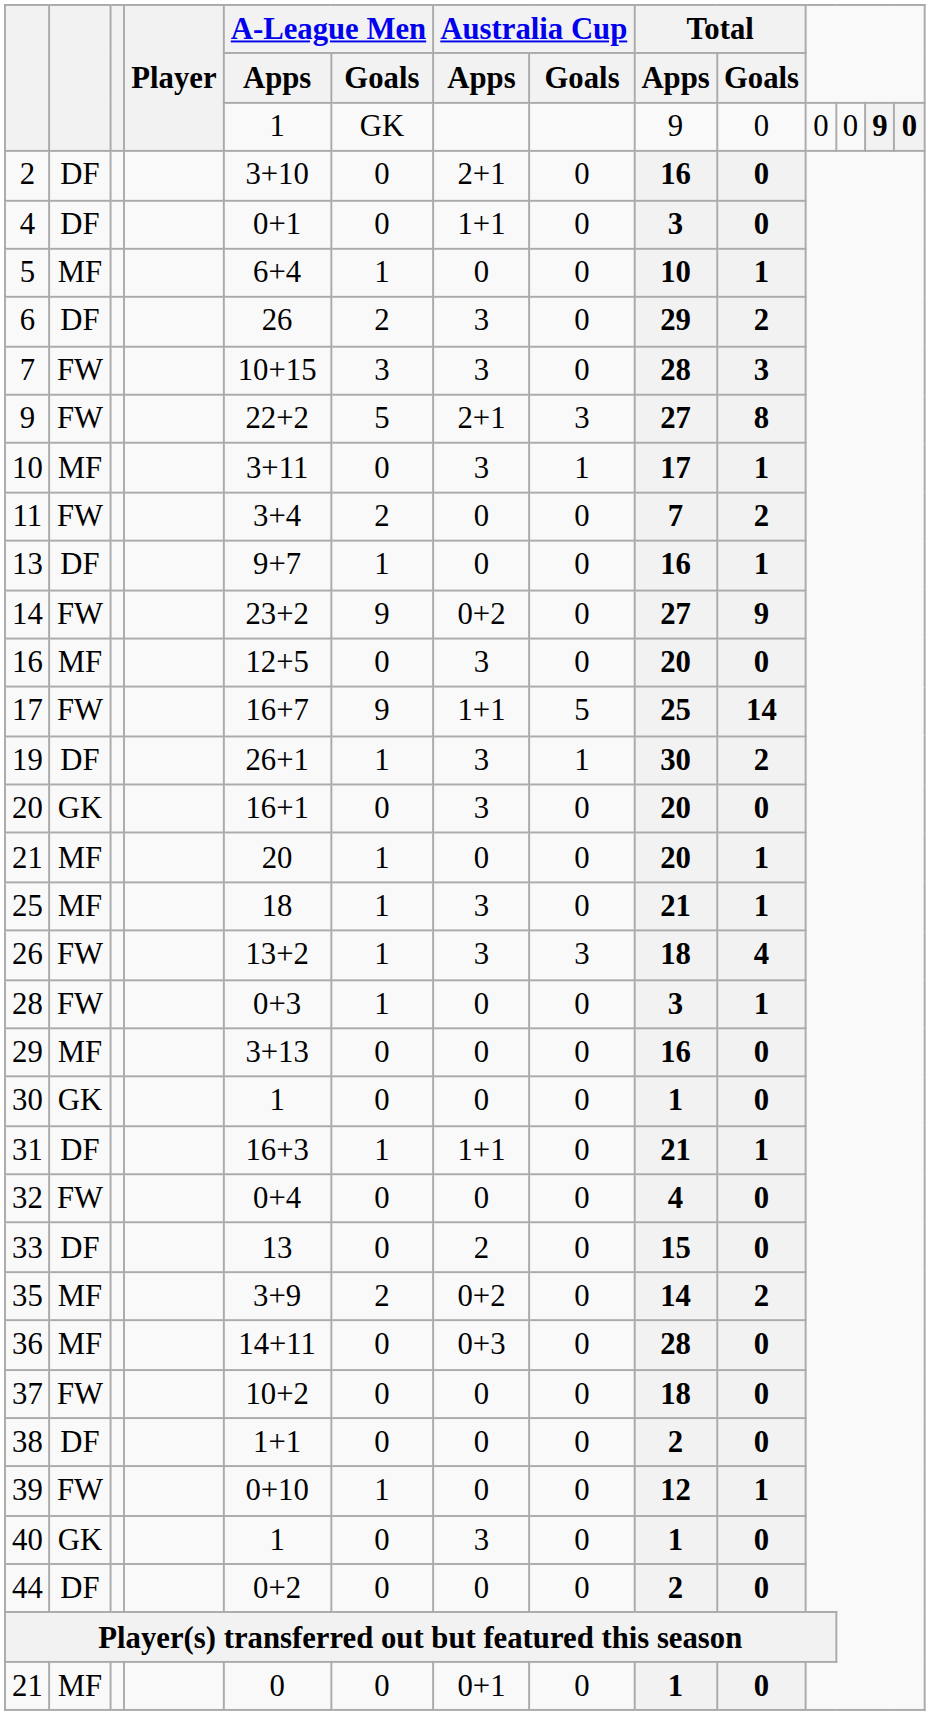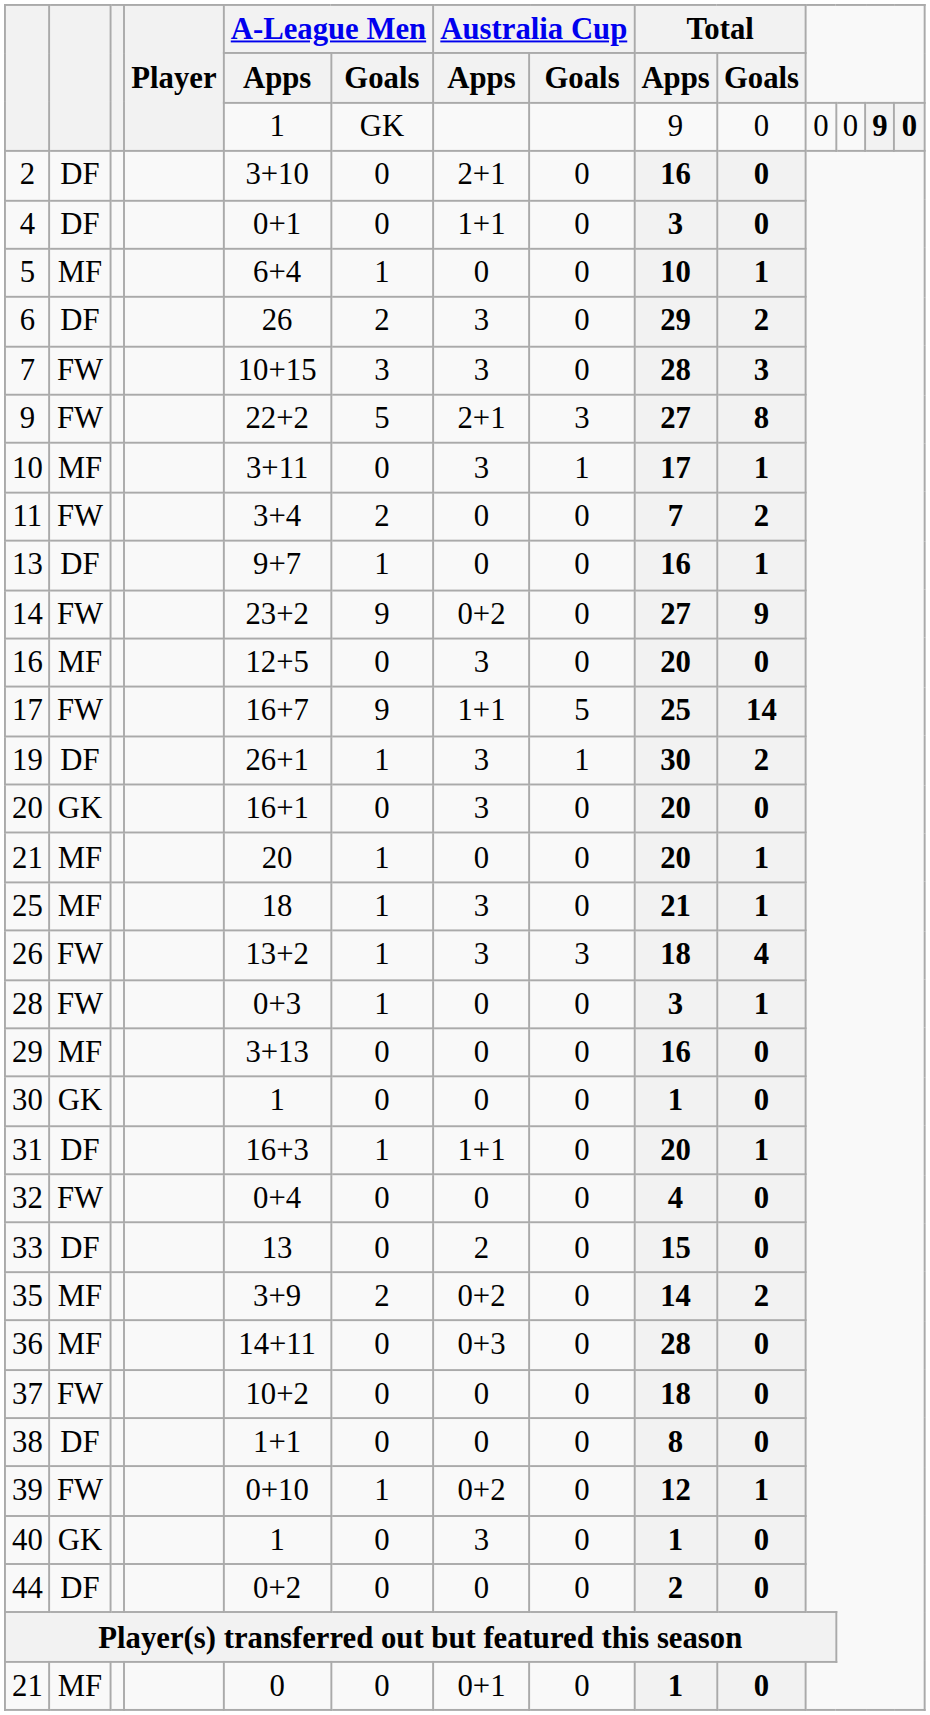(676, 1149) 21 -> (676, 1149) 20
(676, 1441) 2 -> (676, 1441) 8
(482, 1490) 0 -> (482, 1490) 0+2
